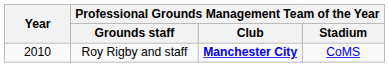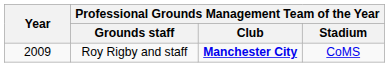(38, 52) 2010 -> (38, 52) 2009
